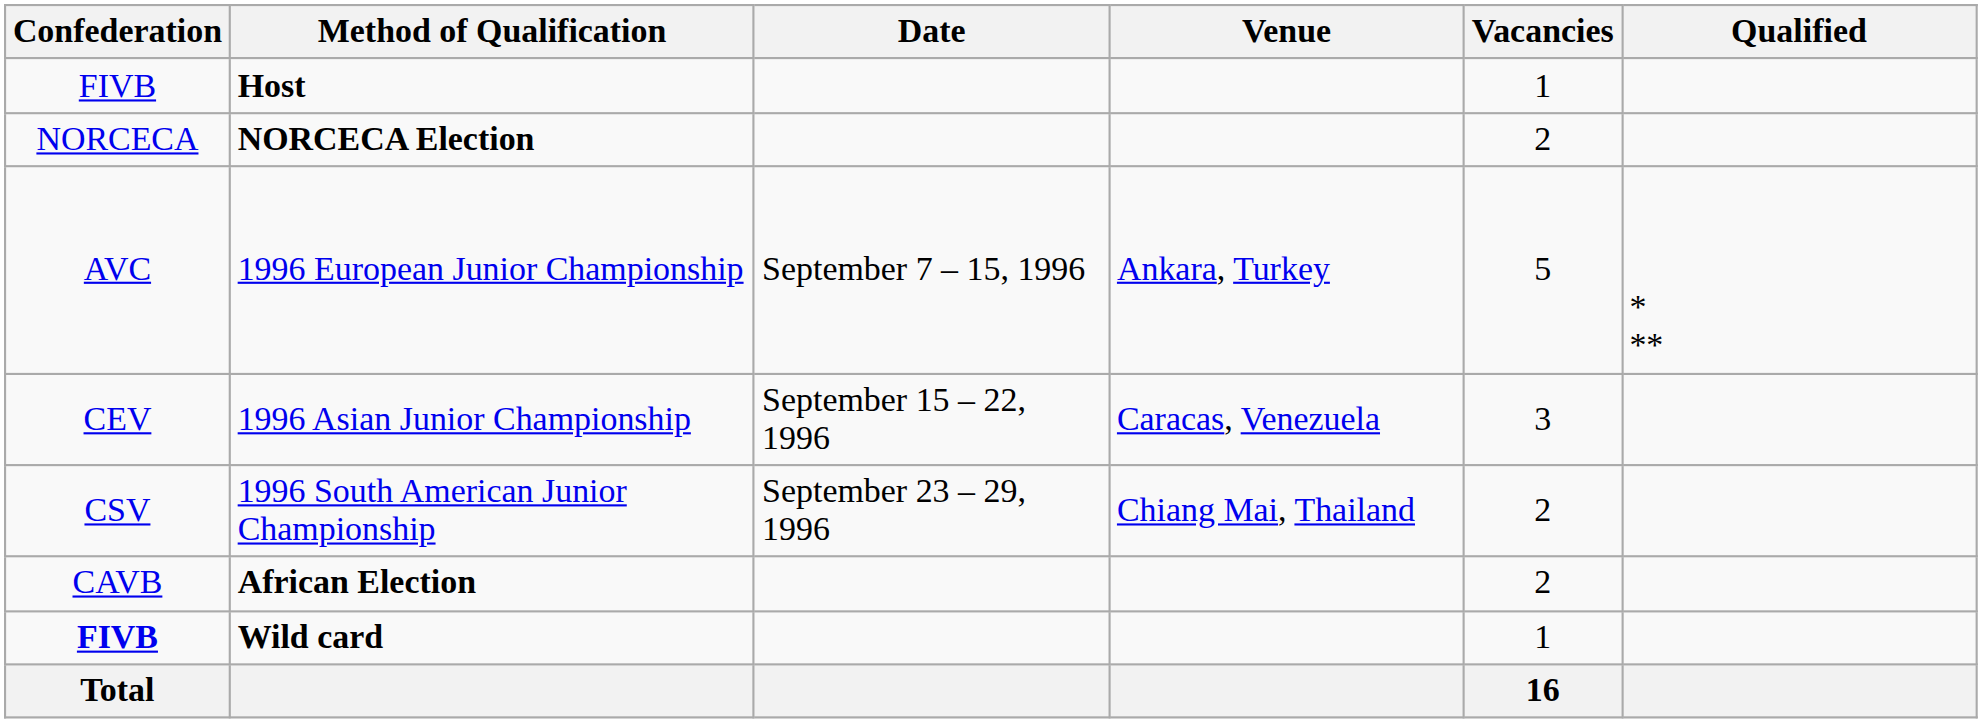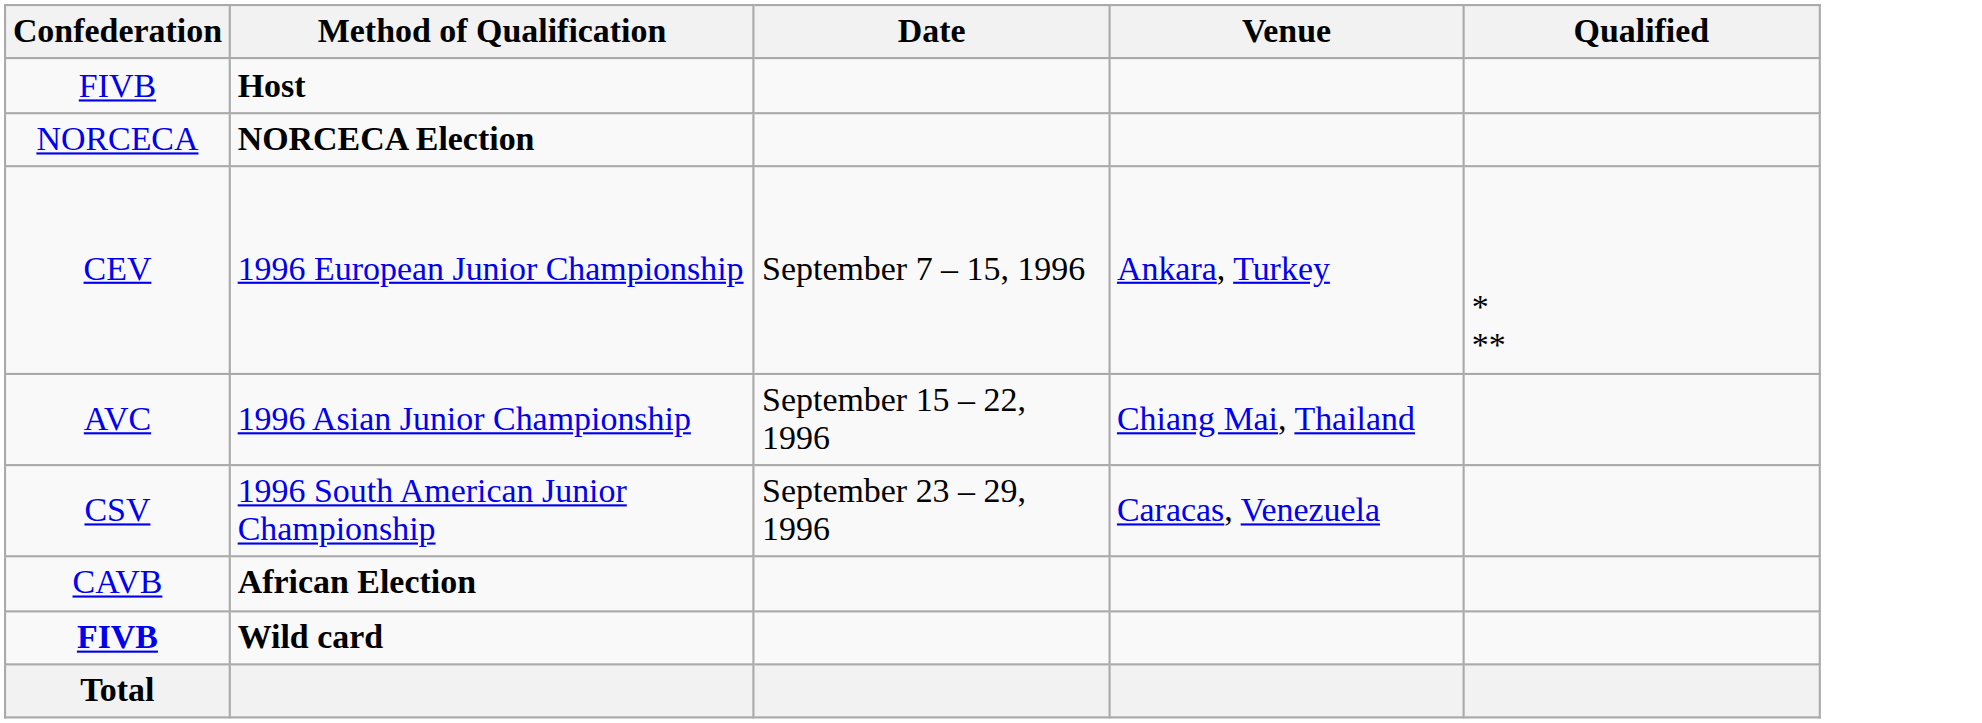- column: (1543, 31)
(117, 269) AVC -> (117, 269) CEV
(117, 418) CEV -> (117, 418) AVC
(1248, 418) Caracas, Venezuela -> (1266, 418) Chiang Mai, Thailand
(1266, 510) Chiang Mai, Thailand -> (1248, 510) Caracas, Venezuela
